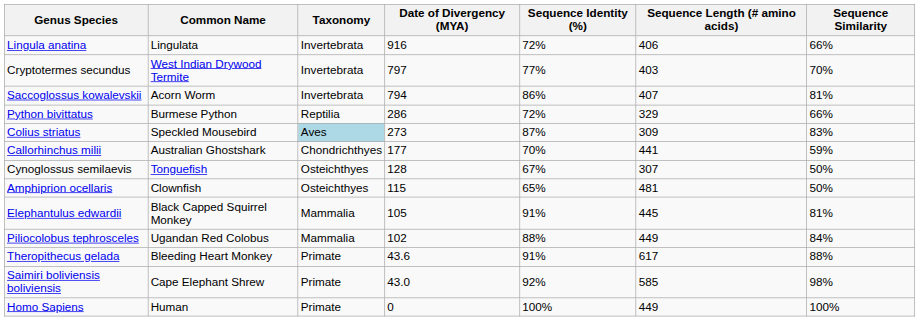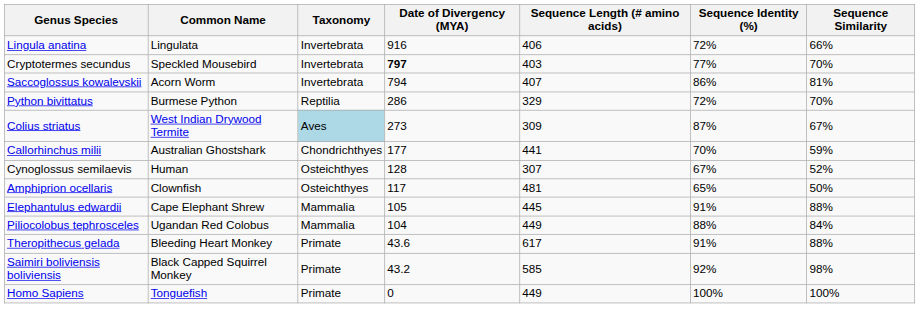columns swapped: (721, 20) <-> (578, 20)
(206, 70) West Indian Drywood Termite -> (204, 63) Speckled Mousebird
(397, 70) normal -> (397, 63) bold
(821, 114) 66% -> (821, 100) 70%
(204, 132) Speckled Mousebird -> (206, 126) West Indian Drywood Termite
(821, 132) 83% -> (821, 126) 67%
(179, 169) Tonguefish -> (169, 169) Human
(821, 169) 50% -> (821, 169) 52%
(397, 188) 115 -> (397, 188) 117
(209, 213) Black Capped Squirrel Monkey -> (207, 206) Cape Elephant Shrew
(821, 213) 81% -> (821, 206) 88%
(397, 238) 102 -> (397, 225) 104
(207, 282) Cape Elephant Shrew -> (209, 268) Black Capped Squirrel Monkey
(399, 282) 43.0 -> (399, 268) 43.2
(169, 307) Human -> (179, 293) Tonguefish
